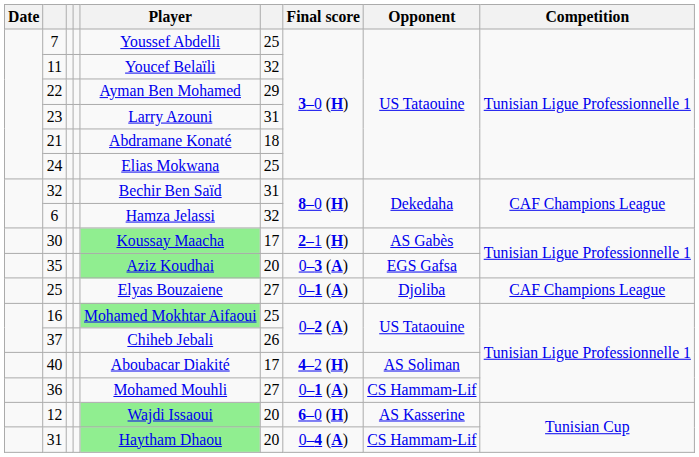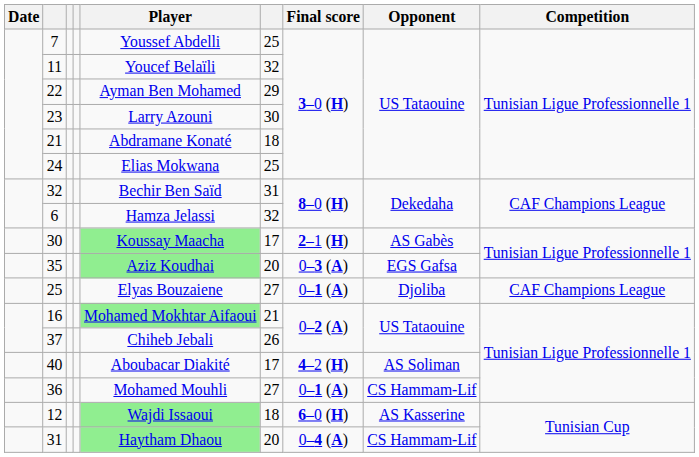(272, 116) 31 -> (272, 116) 30
(272, 315) 25 -> (272, 315) 21
(272, 414) 20 -> (272, 414) 18
